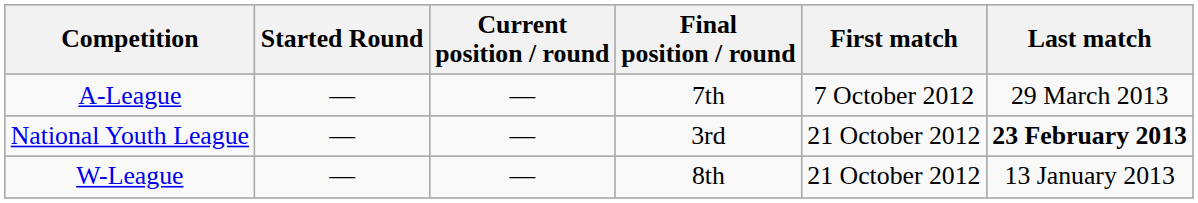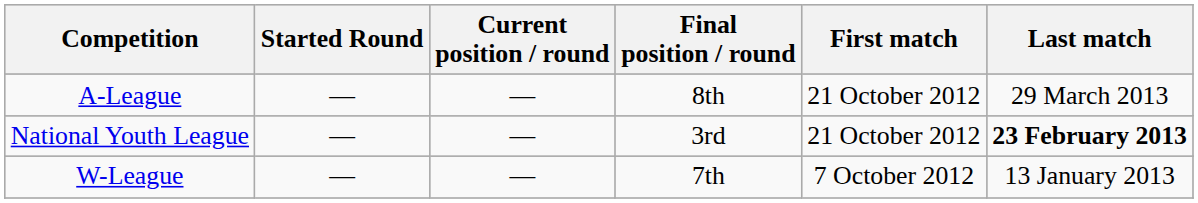(708, 94) 7th -> (708, 94) 8th
(894, 94) 7 October 2012 -> (894, 94) 21 October 2012
(708, 176) 8th -> (708, 176) 7th
(894, 176) 21 October 2012 -> (894, 176) 7 October 2012
